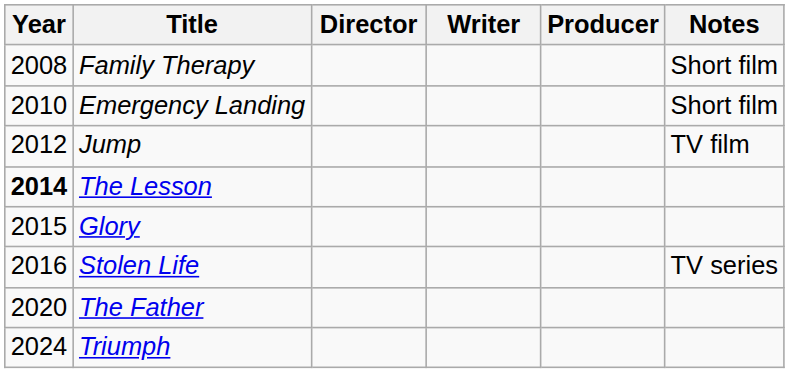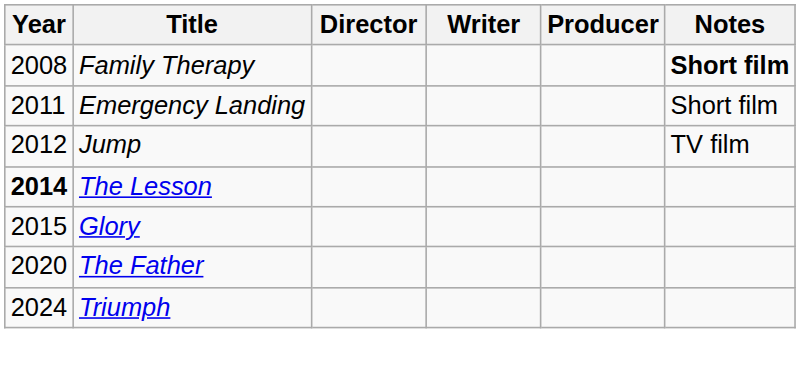(724, 65) normal -> (730, 65) bold
(39, 105) 2010 -> (38, 105) 2011
- row: (139, 266)
